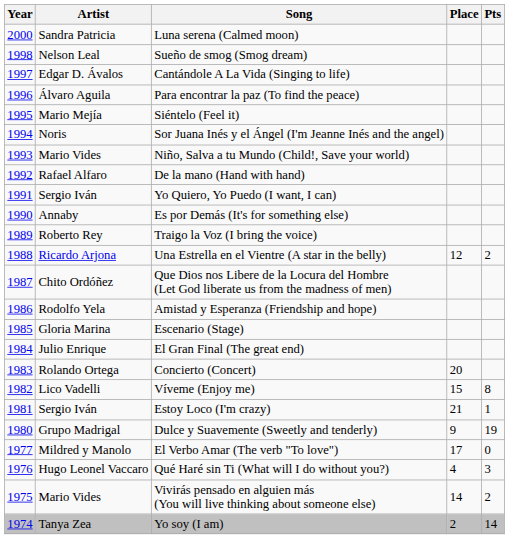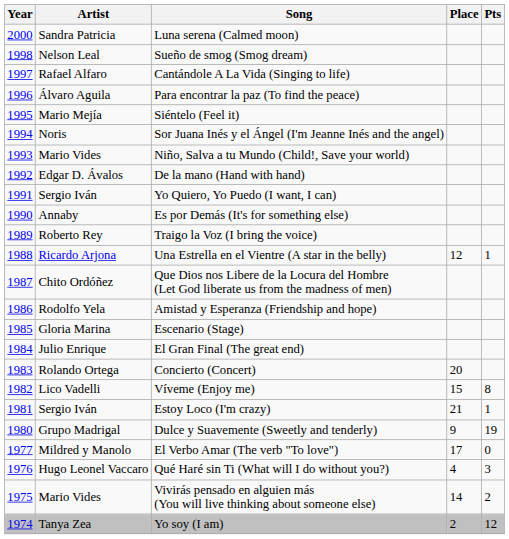(81, 74) Edgar D. Ávalos -> (73, 74) Rafael Alfaro
(73, 174) Rafael Alfaro -> (81, 174) Edgar D. Ávalos
(488, 255) 2 -> (488, 255) 1
(491, 524) 14 -> (491, 524) 12
